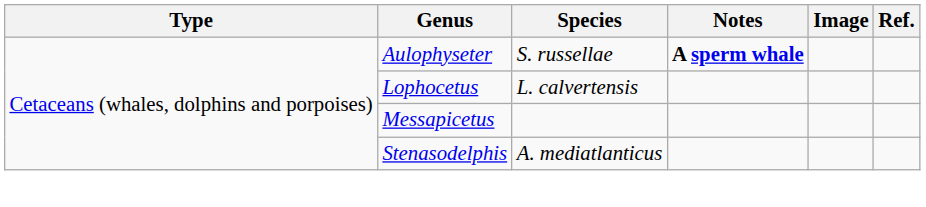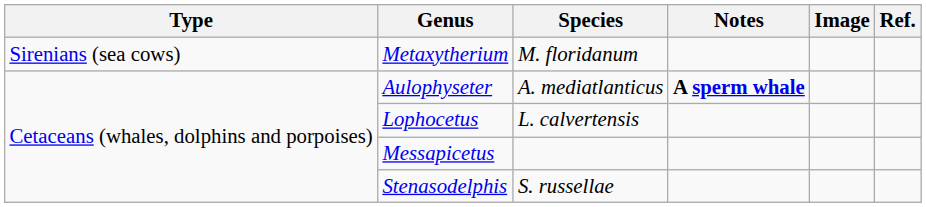+ row: (445, 53)
(565, 53) S. russellae -> (591, 86) A. mediatlanticus
(590, 152) A. mediatlanticus -> (566, 185) S. russellae
